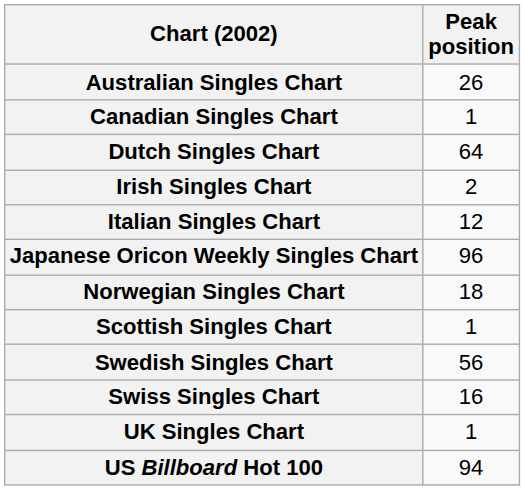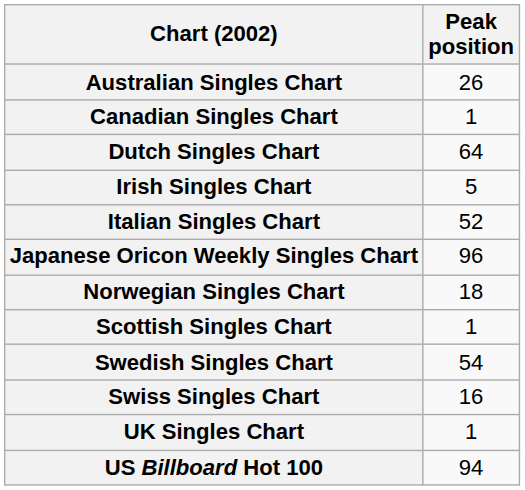(471, 186) 2 -> (471, 186) 5
(471, 221) 12 -> (471, 221) 52
(471, 362) 56 -> (471, 362) 54
